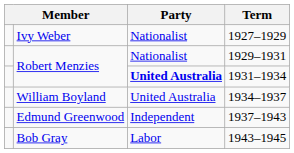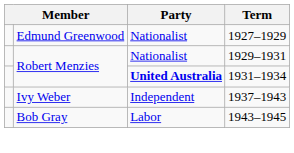(43, 35) Ivy Weber -> (70, 35) Edmund Greenwood
- row: (257, 96)
(70, 117) Edmund Greenwood -> (43, 96) Ivy Weber
